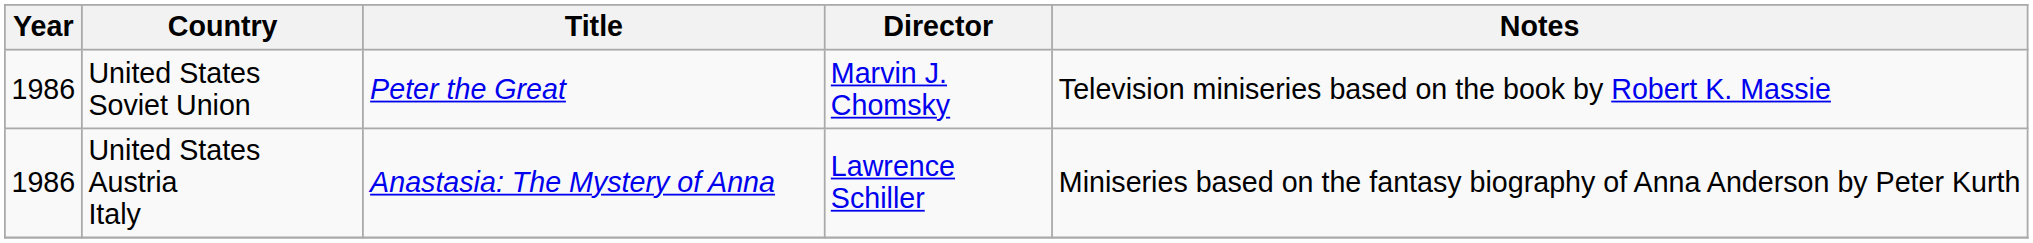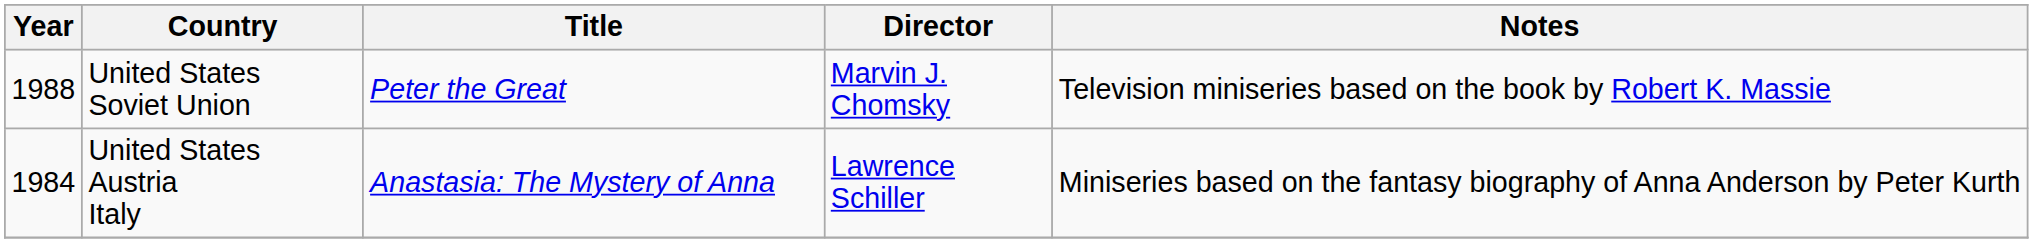(43, 88) 1986 -> (43, 88) 1988
(43, 182) 1986 -> (43, 182) 1984
